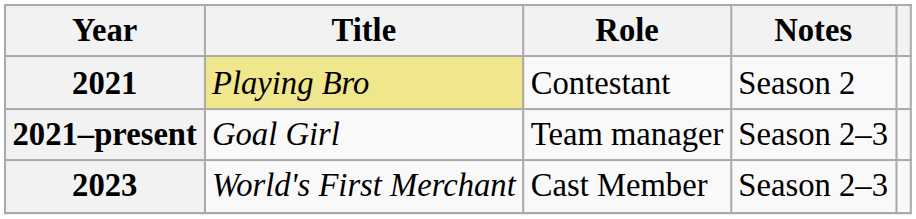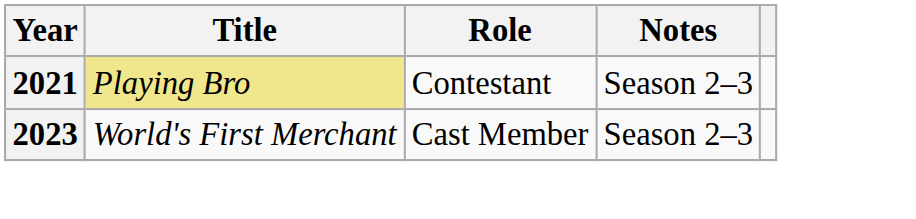(797, 82) Season 2 -> (678, 82) Season 2–3
- row: (105, 133)
